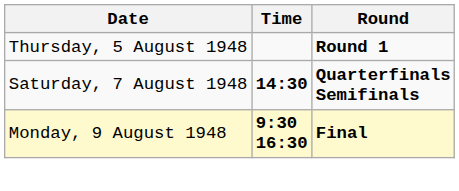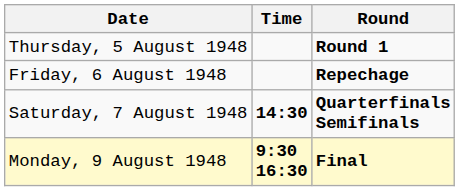+ row: (118, 75)
